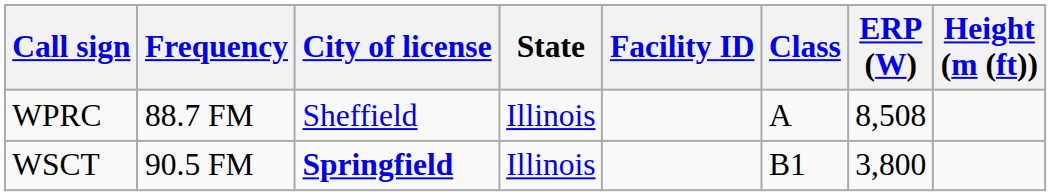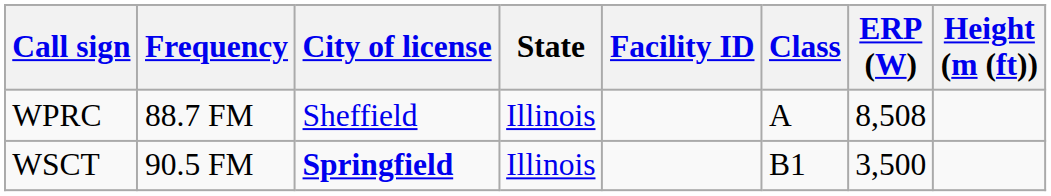(891, 164) 3,800 -> (891, 164) 3,500
